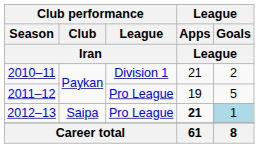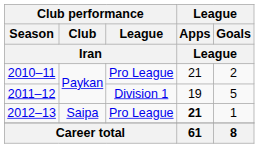(141, 73) Division 1 -> (141, 73) Pro League
(141, 93) Pro League -> (141, 93) Division 1
(234, 113) lightblue background -> (234, 113) no background
